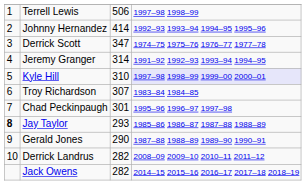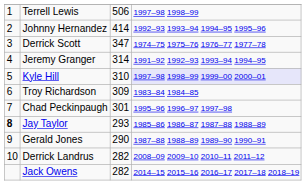(121, 92) 307 -> (121, 92) 309
